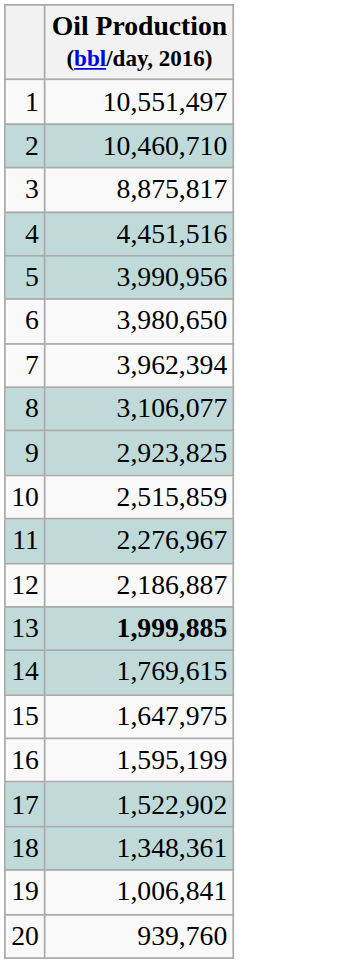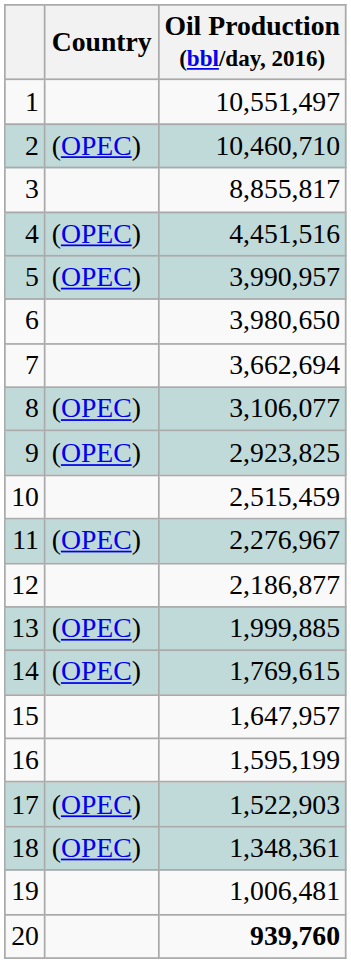+ column: (102, 42)
(172, 189) 8,875,817 -> (285, 189) 8,855,817
(172, 277) 3,990,956 -> (285, 277) 3,990,957
(172, 364) 3,962,394 -> (285, 364) 3,662,694
(172, 496) 2,515,859 -> (285, 496) 2,515,459
(172, 584) 2,186,887 -> (285, 584) 2,186,877
(172, 628) bold -> (285, 628) normal
(172, 716) 1,647,975 -> (285, 716) 1,647,957
(172, 803) 1,522,902 -> (285, 803) 1,522,903
(172, 891) 1,006,841 -> (285, 891) 1,006,481
(182, 935) normal -> (295, 935) bold
